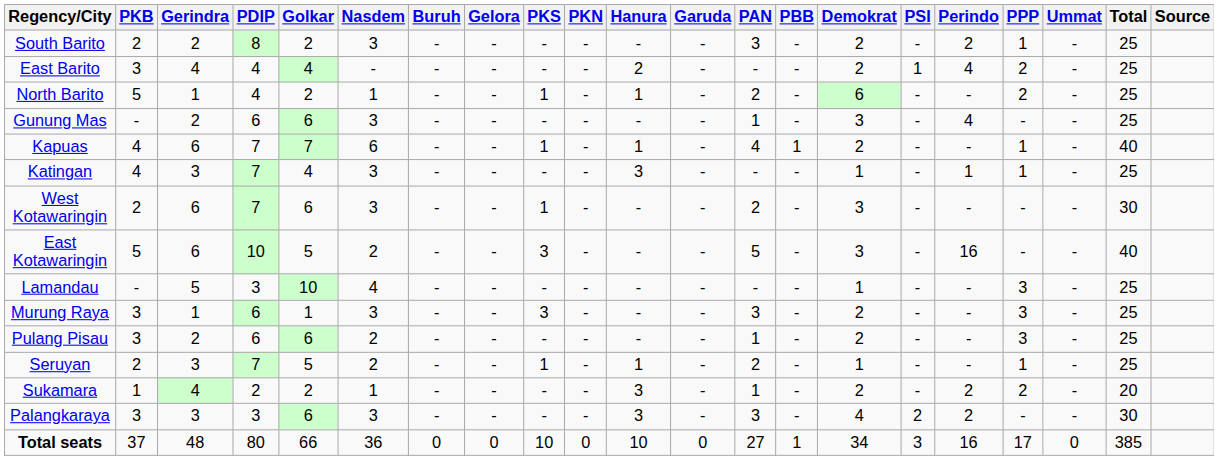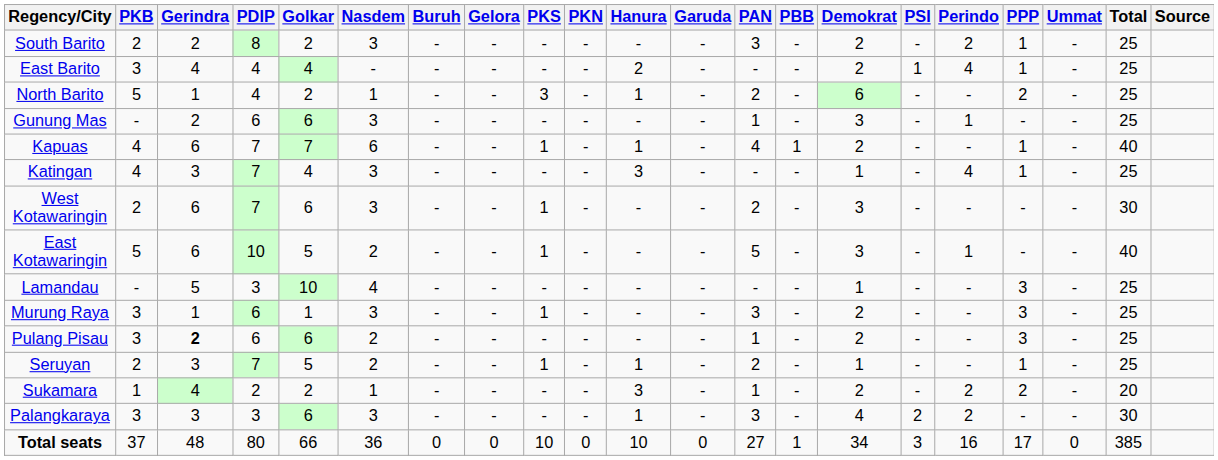(1023, 69) 2 -> (1023, 69) 1
(544, 95) 1 -> (544, 95) 3
(969, 120) 4 -> (969, 120) 1
(969, 172) 1 -> (969, 172) 4
(544, 252) 3 -> (544, 252) 1
(969, 252) 16 -> (969, 252) 1
(544, 312) 3 -> (544, 312) 1
(195, 338) normal -> (195, 338) bold
(639, 416) 3 -> (639, 416) 1
